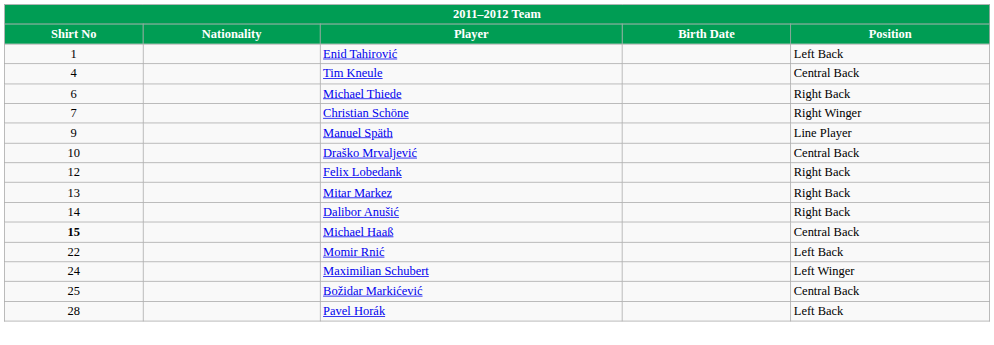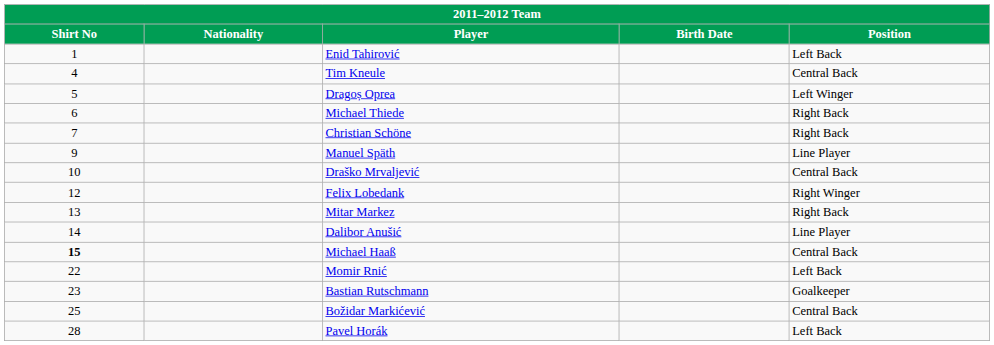+ row: (360, 93)
(828, 113) Right Winger -> (820, 133) Right Back
(822, 172) Right Back -> (826, 192) Right Winger
(822, 212) Right Back -> (821, 232) Line Player
+ row: (377, 291)
- row: (376, 271)
